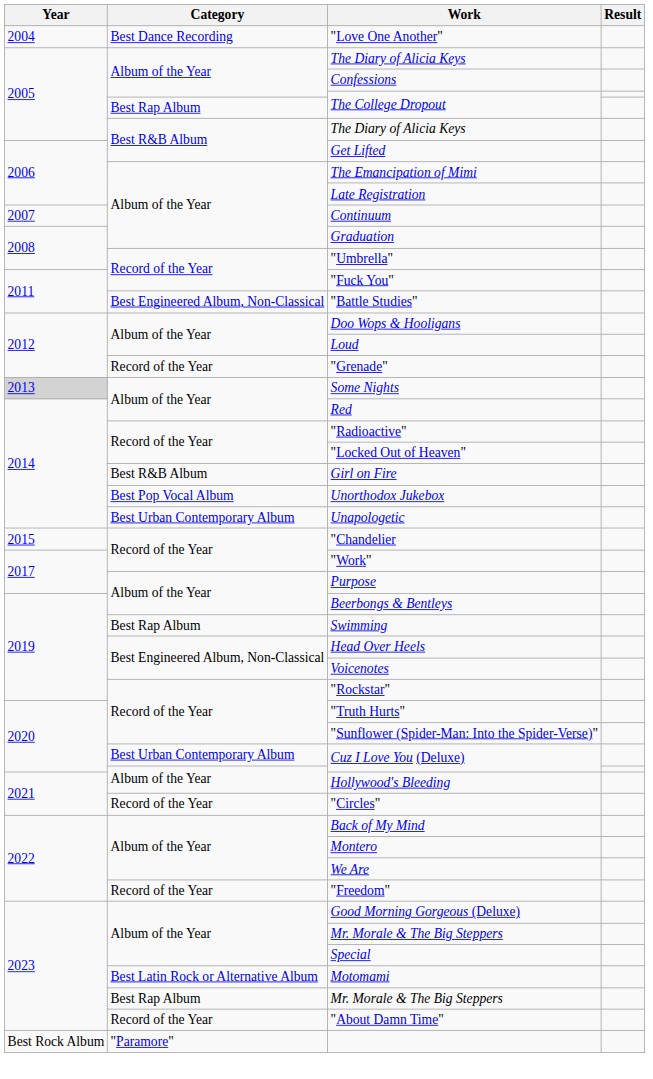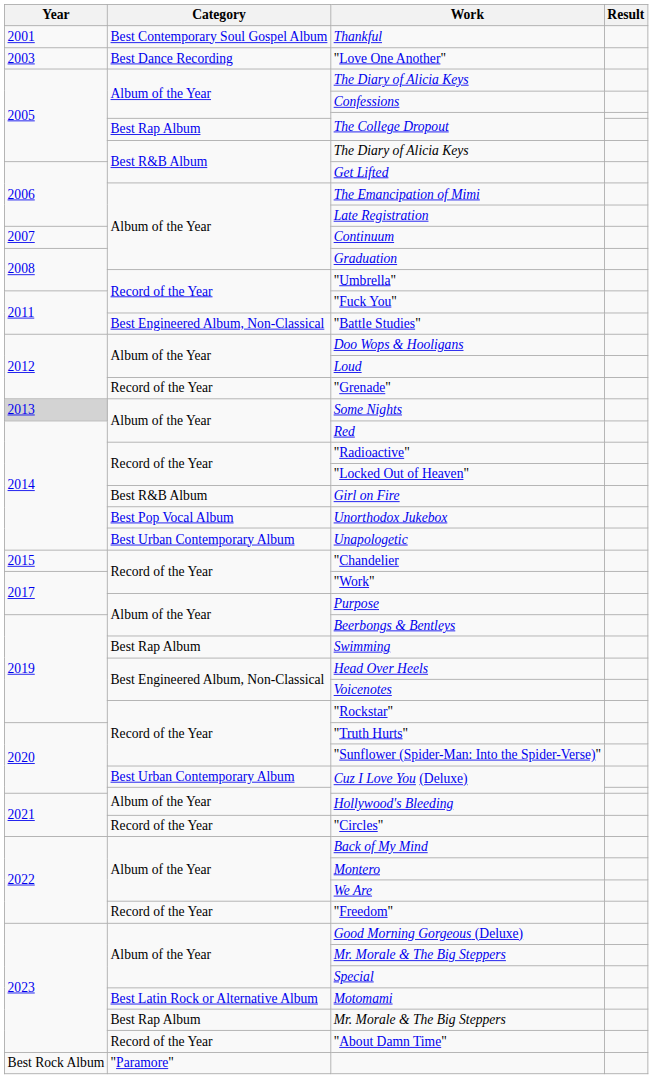+ row: (219, 36)
(21, 36) 2004 -> (21, 58) 2003
